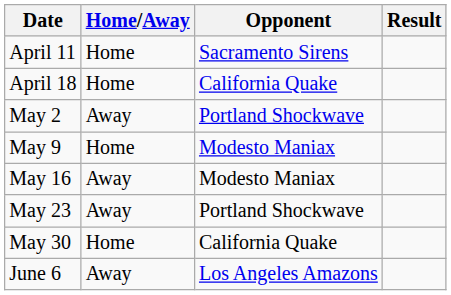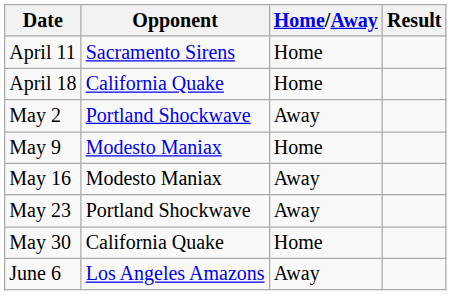columns swapped: (288, 20) <-> (138, 20)
